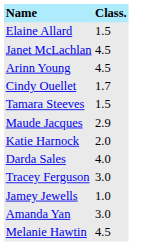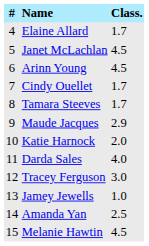+ column: (12, 13)
(103, 31) 1.5 -> (119, 31) 1.7
(103, 104) 1.5 -> (119, 104) 1.7
(103, 214) 3.0 -> (119, 214) 2.5
